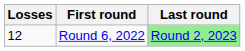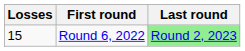(15, 35) 12 -> (15, 35) 15
